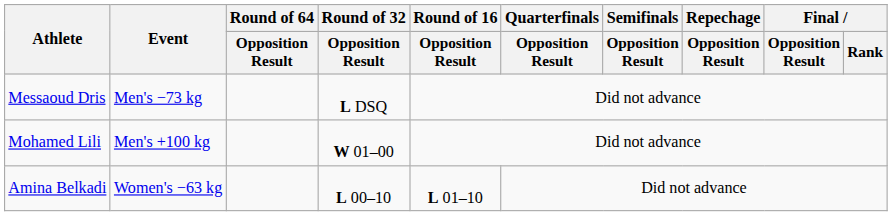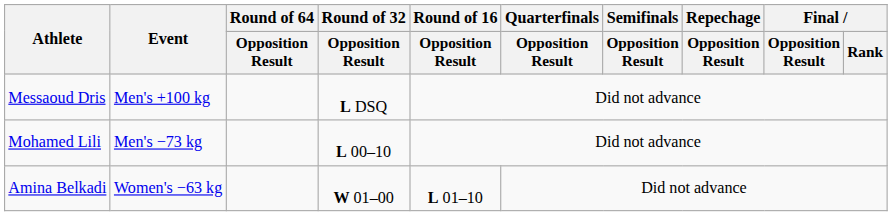(158, 97) Men's −73 kg -> (162, 97) Men's +100 kg
(162, 143) Men's +100 kg -> (158, 143) Men's −73 kg
(364, 152) W 01–00 -> (364, 152) L 00–10
(364, 198) L 00–10 -> (364, 198) W 01–00
